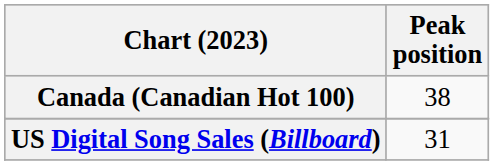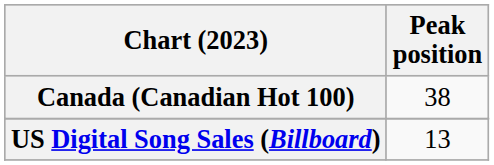(437, 138) 31 -> (437, 138) 13
